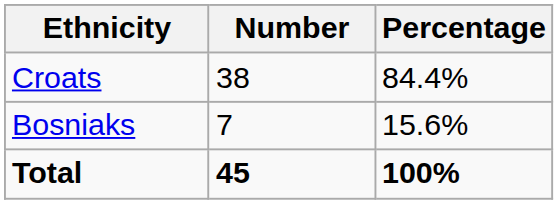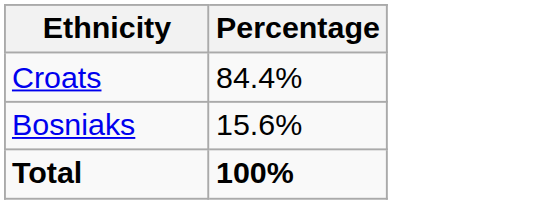- column: (292, 28)
